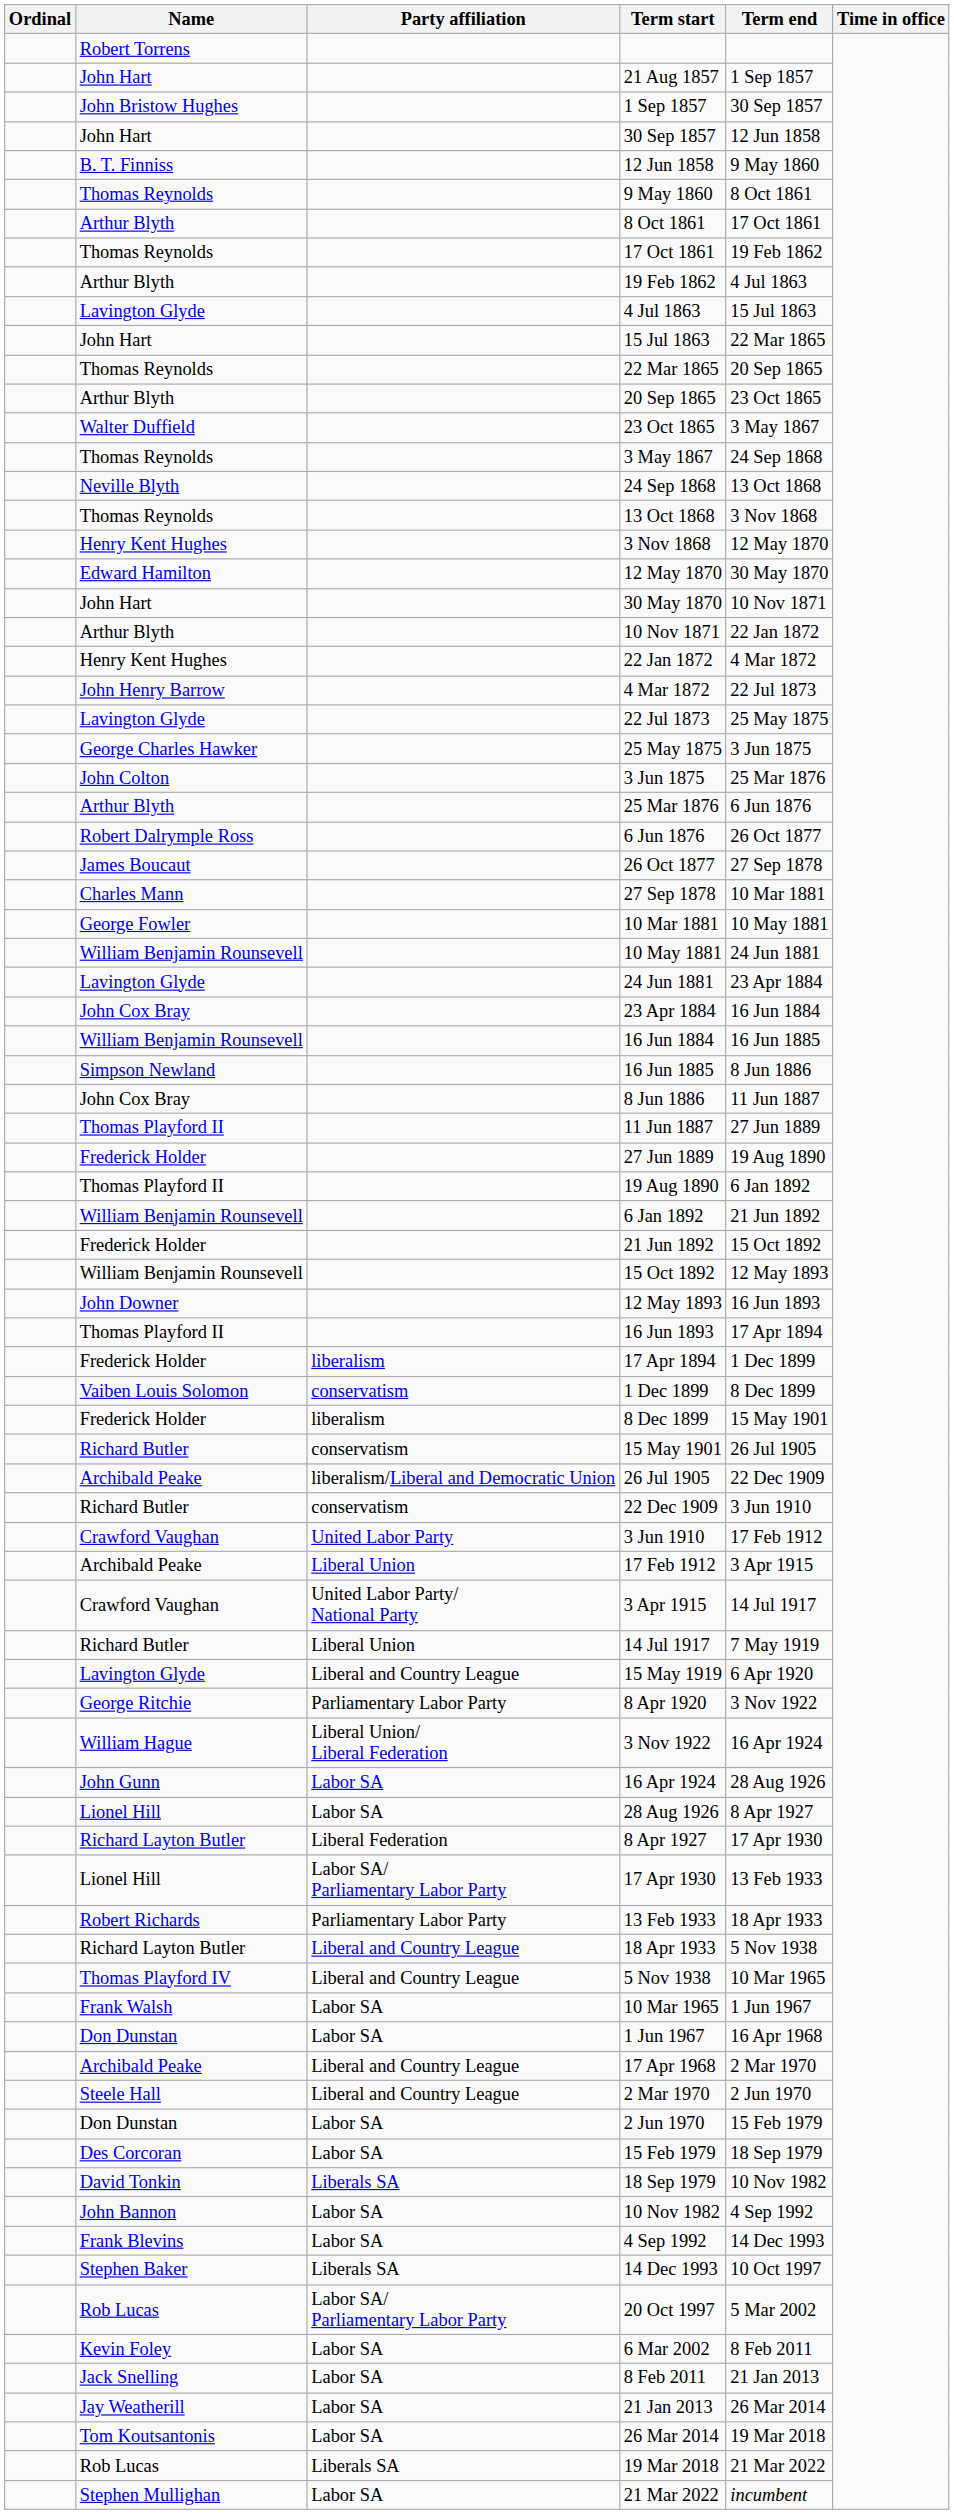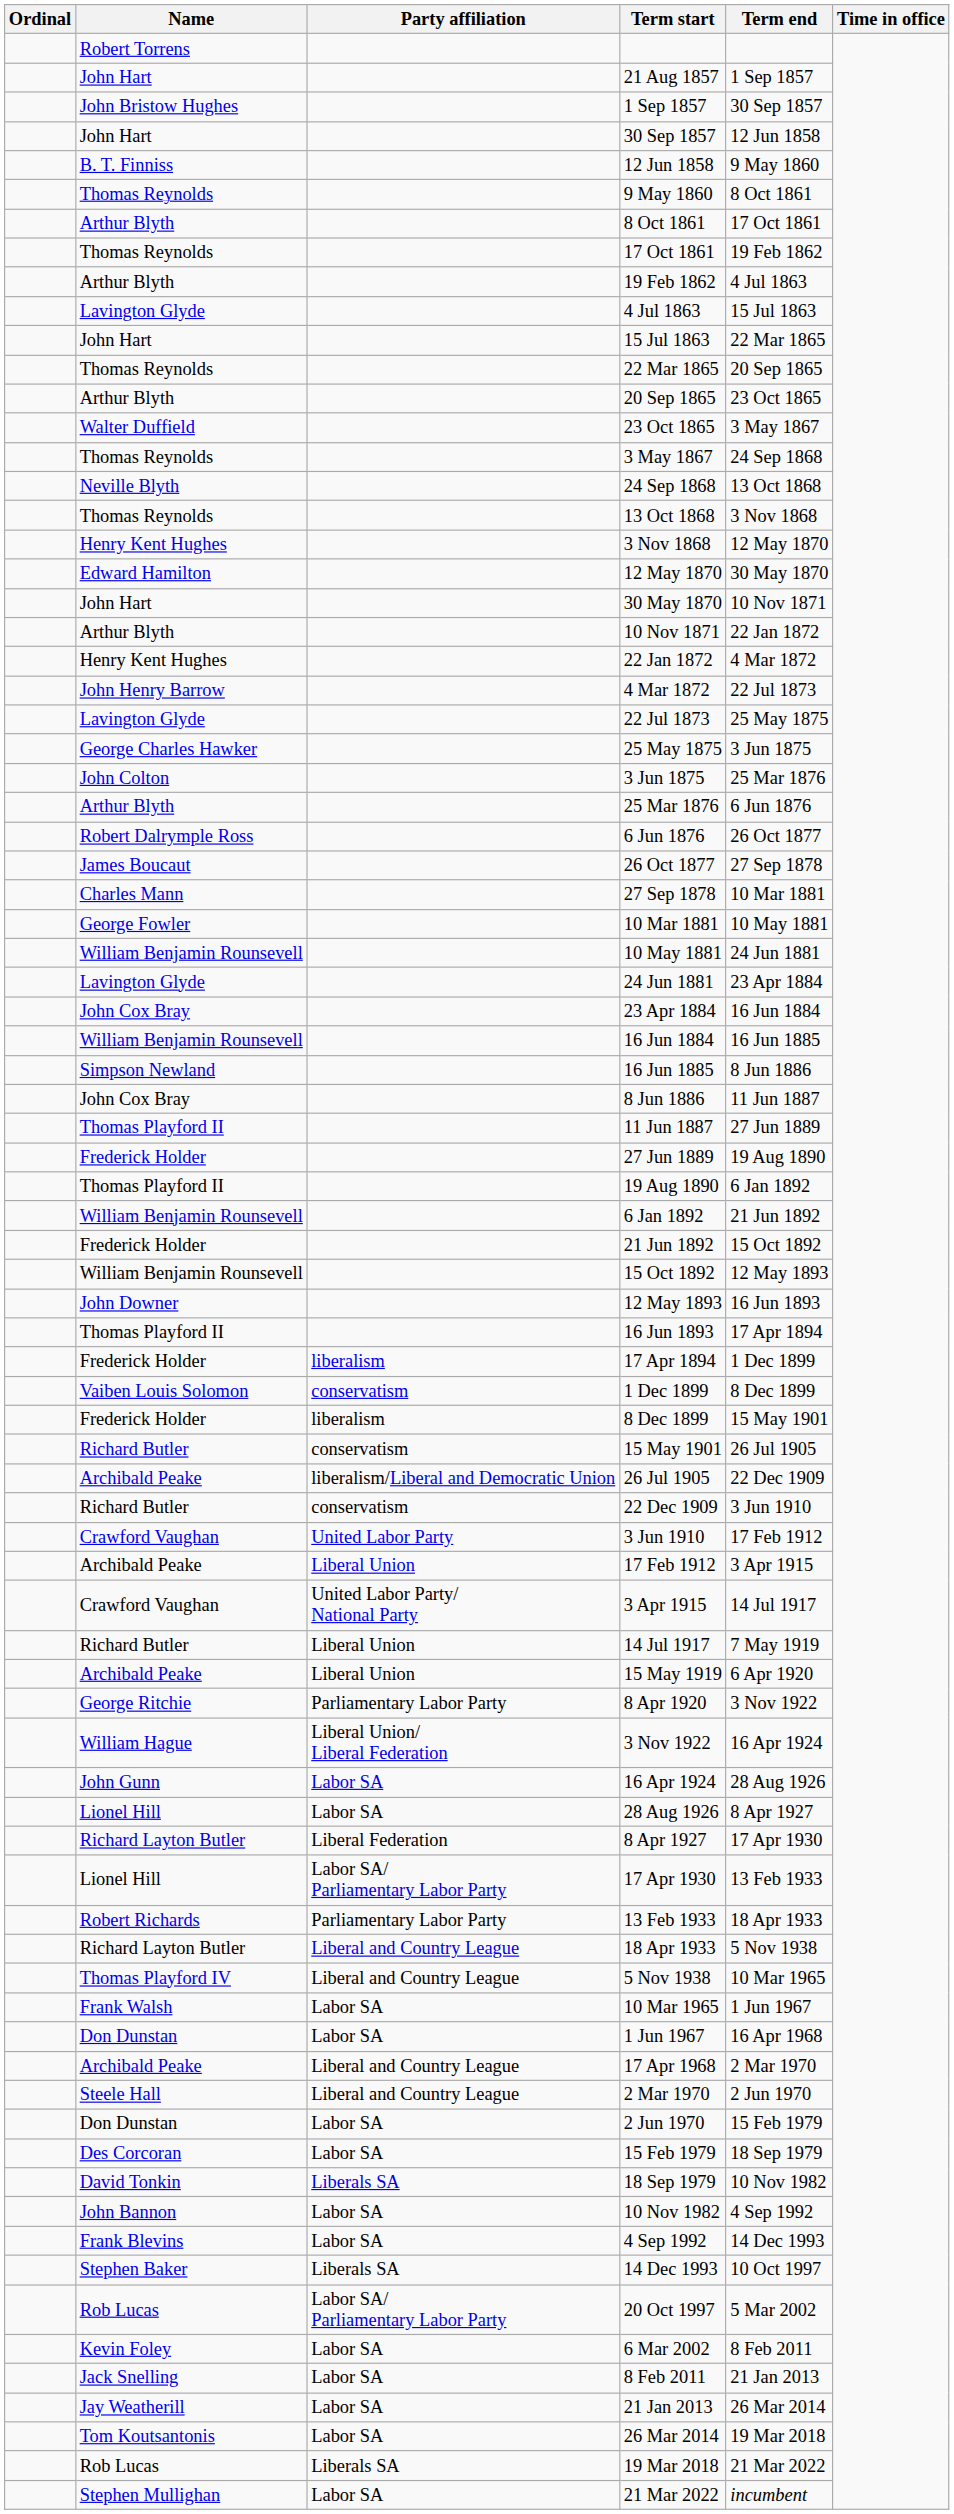(142, 1673) Lavington Glyde -> (141, 1673) Archibald Peake
(415, 1673) Liberal and Country League -> (363, 1673) Liberal Union
